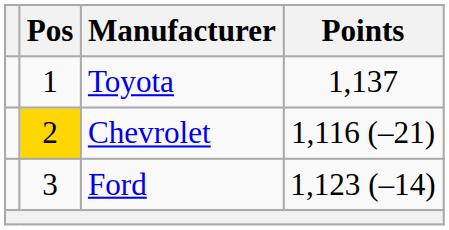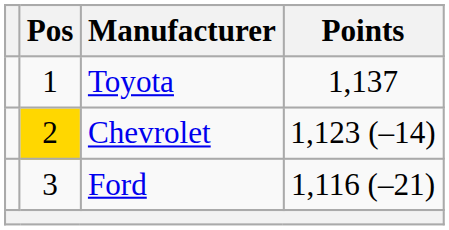(363, 133) 1,116 (–21) -> (363, 133) 1,123 (–14)
(363, 184) 1,123 (–14) -> (363, 184) 1,116 (–21)
